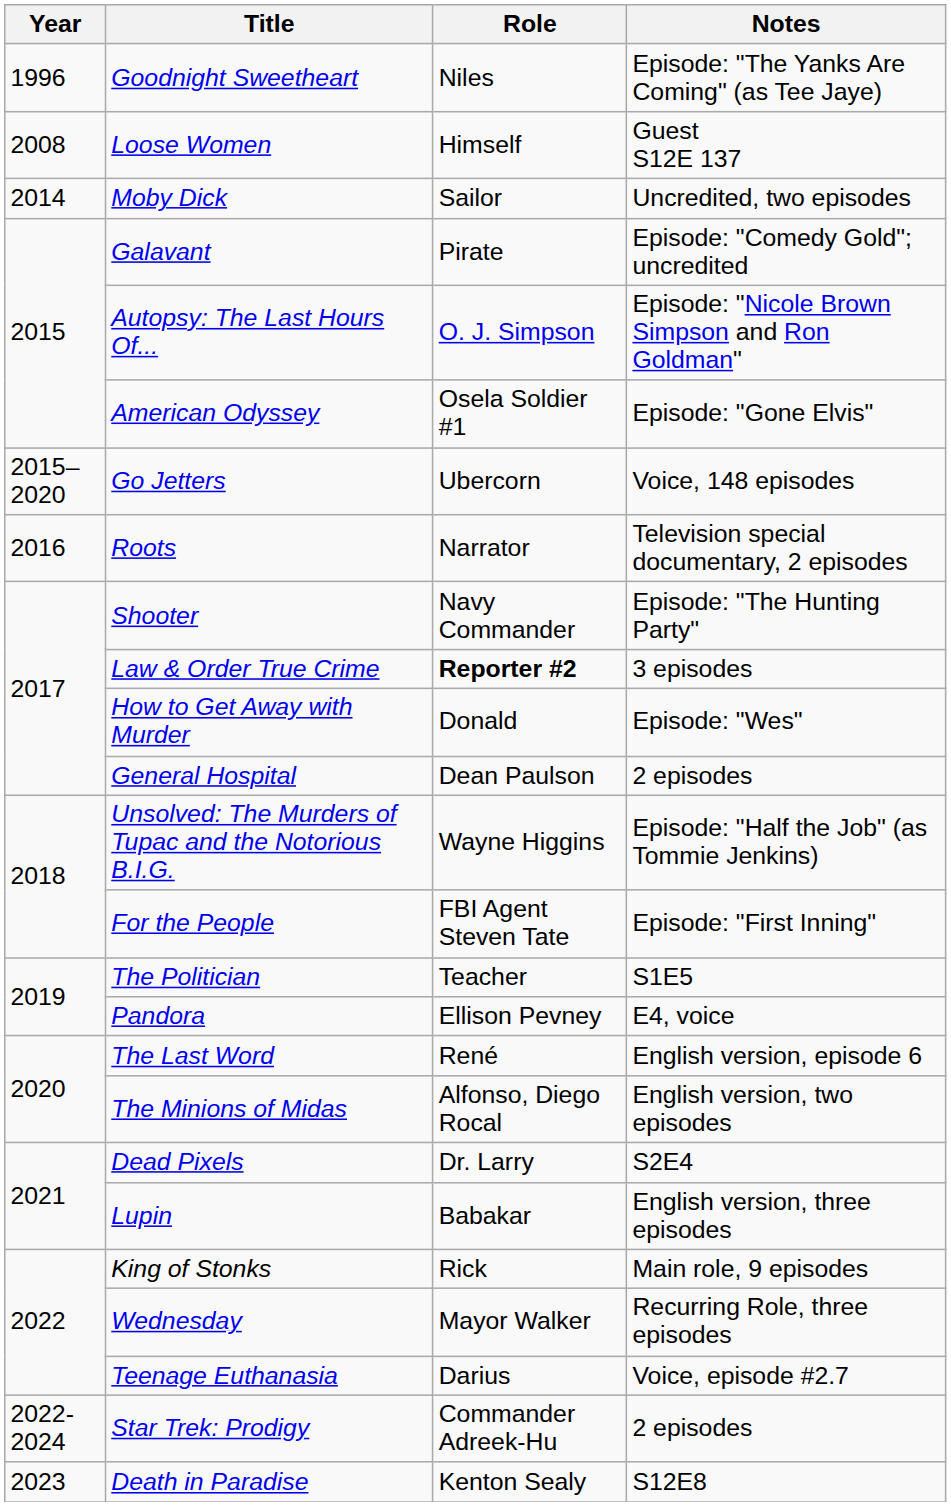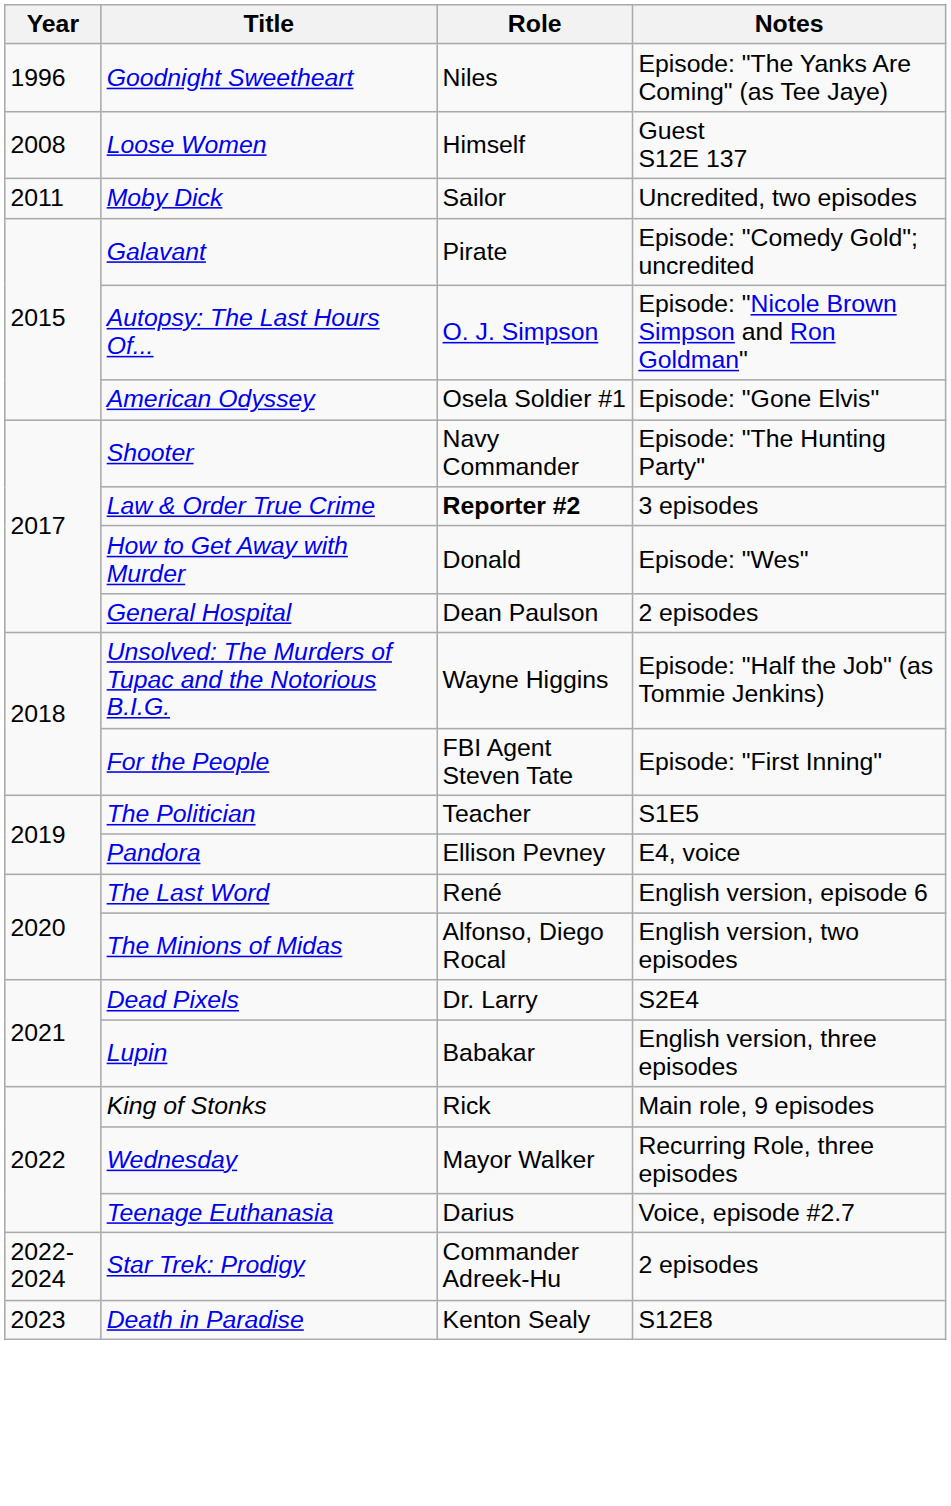(38, 197) 2014 -> (37, 197) 2011
- row: (168, 480)
- row: (144, 548)
